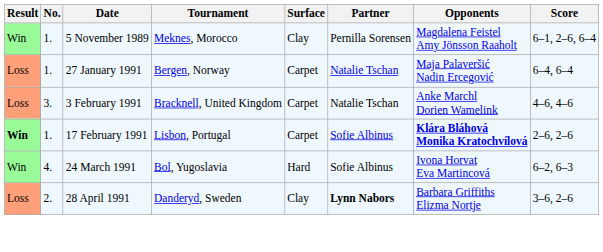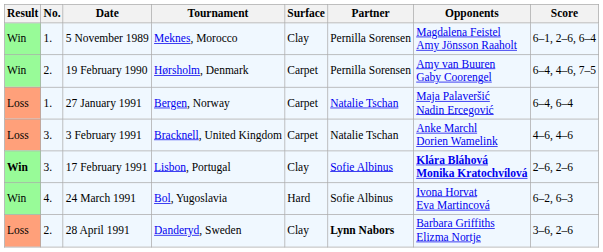+ row: (107, 70)
(48, 134) 1. -> (48, 166) 3.
(303, 134) Carpet -> (298, 166) Clay
